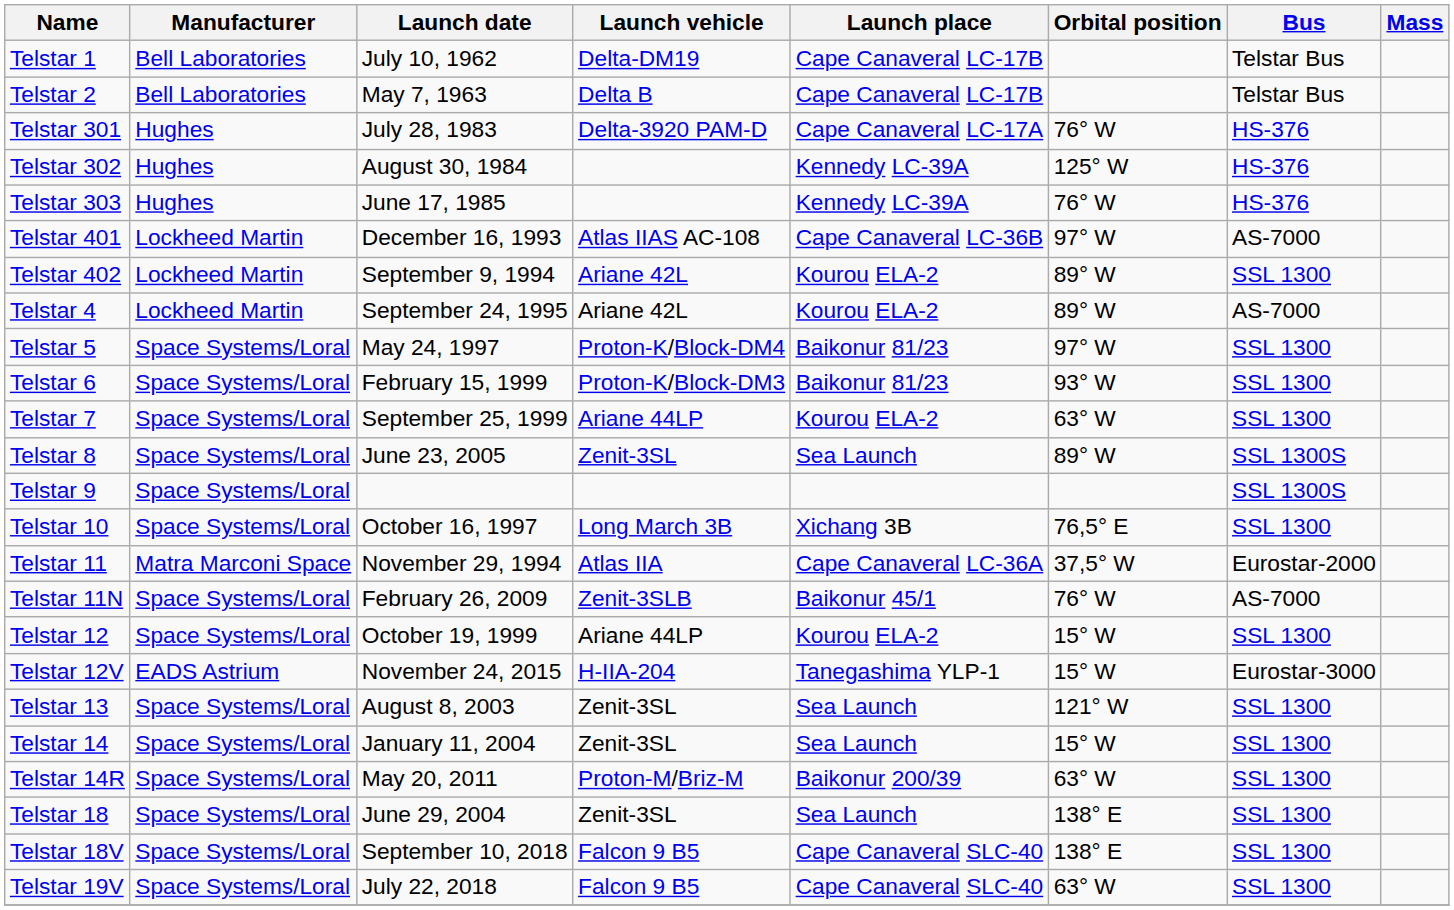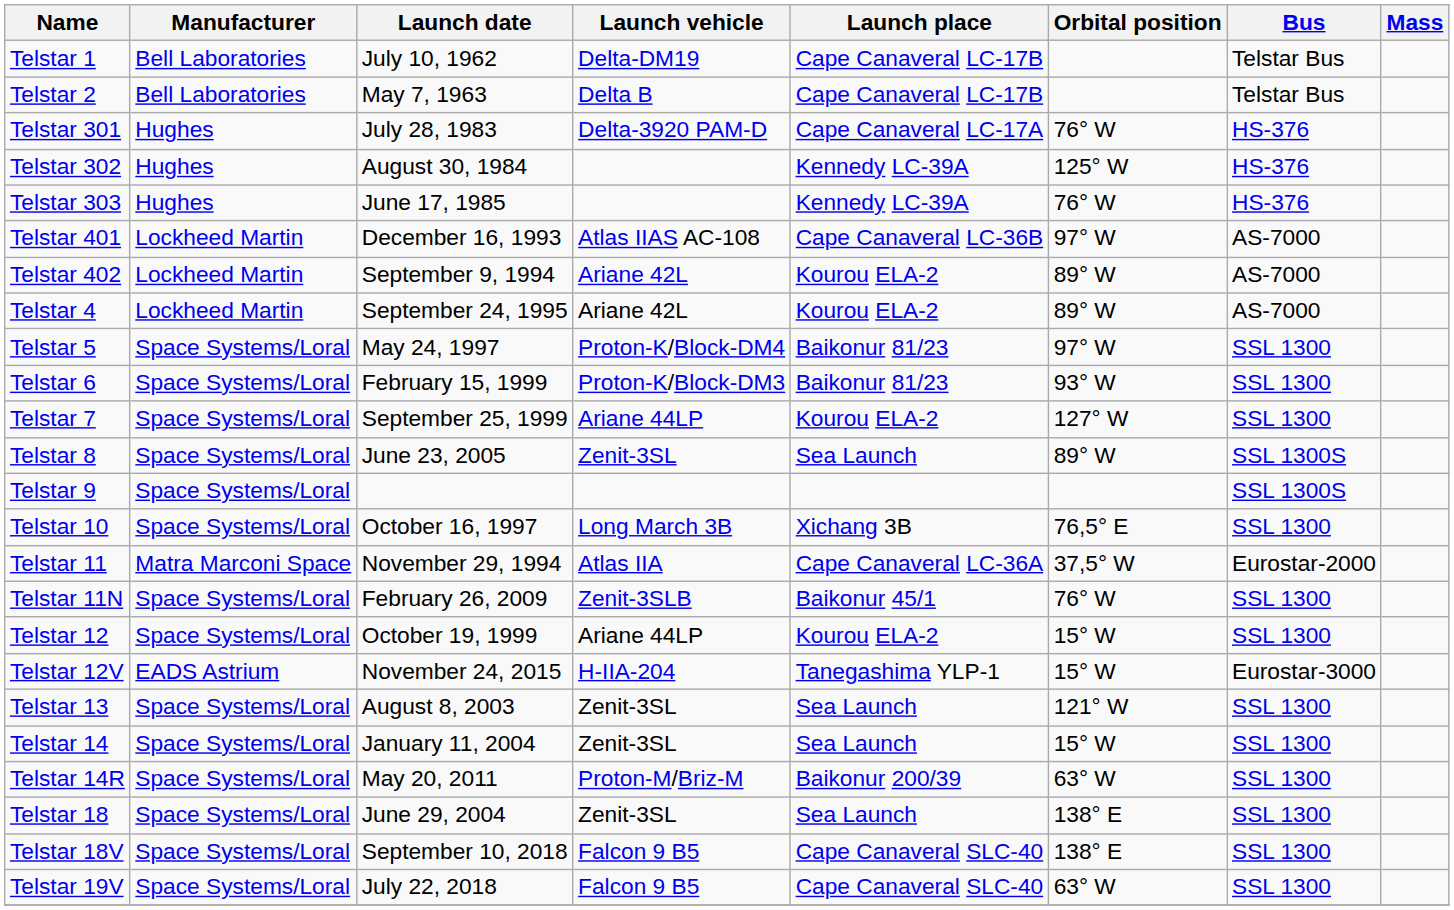(1281, 274) SSL 1300 -> (1276, 274) AS-7000
(1085, 418) 63° W -> (1091, 418) 127° W
(1276, 599) AS-7000 -> (1281, 599) SSL 1300
